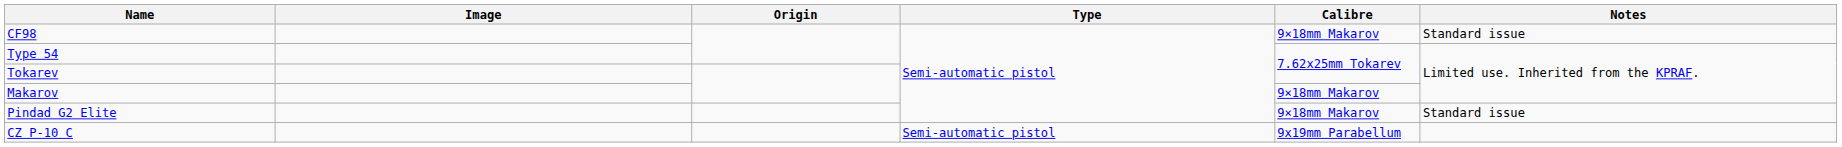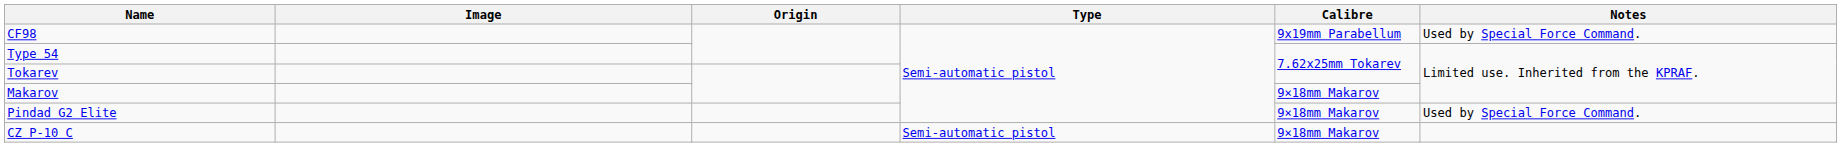(1328, 34) 9×18mm Makarov -> (1339, 34) 9x19mm Parabellum
(1474, 34) Standard issue -> (1532, 34) Used by Special Force Command.
(1474, 113) Standard issue -> (1532, 113) Used by Special Force Command.
(1339, 133) 9x19mm Parabellum -> (1328, 133) 9×18mm Makarov
